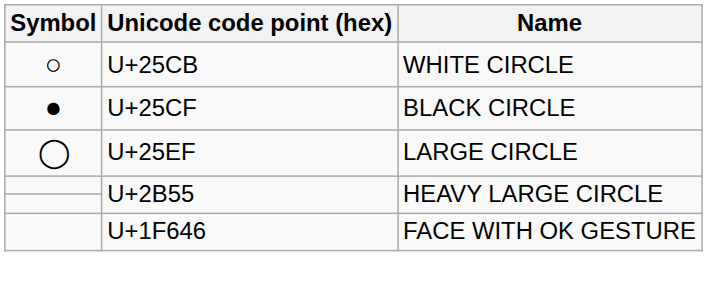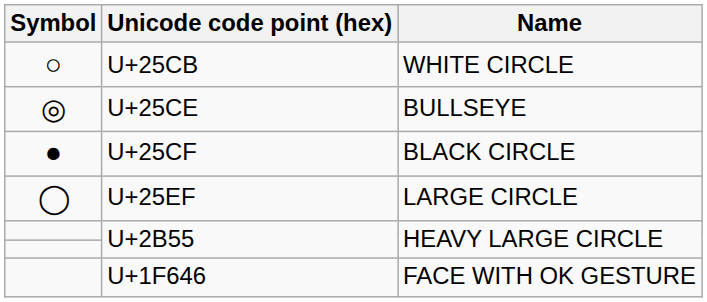+ row: (153, 108)
